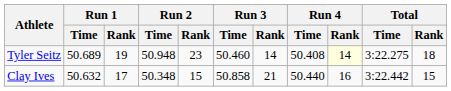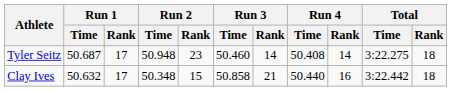(84, 55) 50.689 -> (84, 55) 50.687
(121, 55) 19 -> (121, 55) 17
(345, 55) lightyellow background -> (345, 55) no background
(429, 76) 15 -> (429, 76) 18
